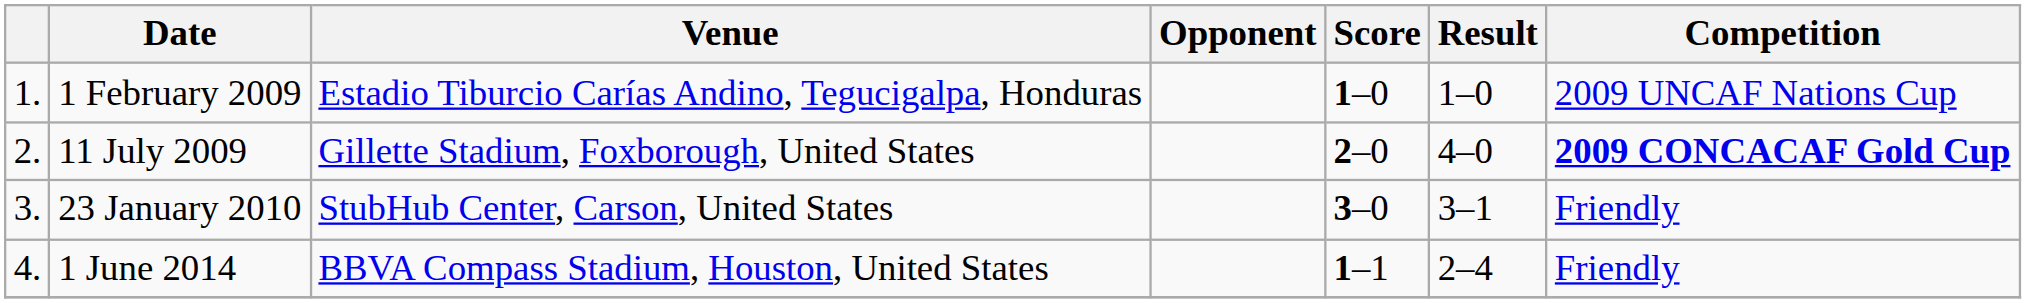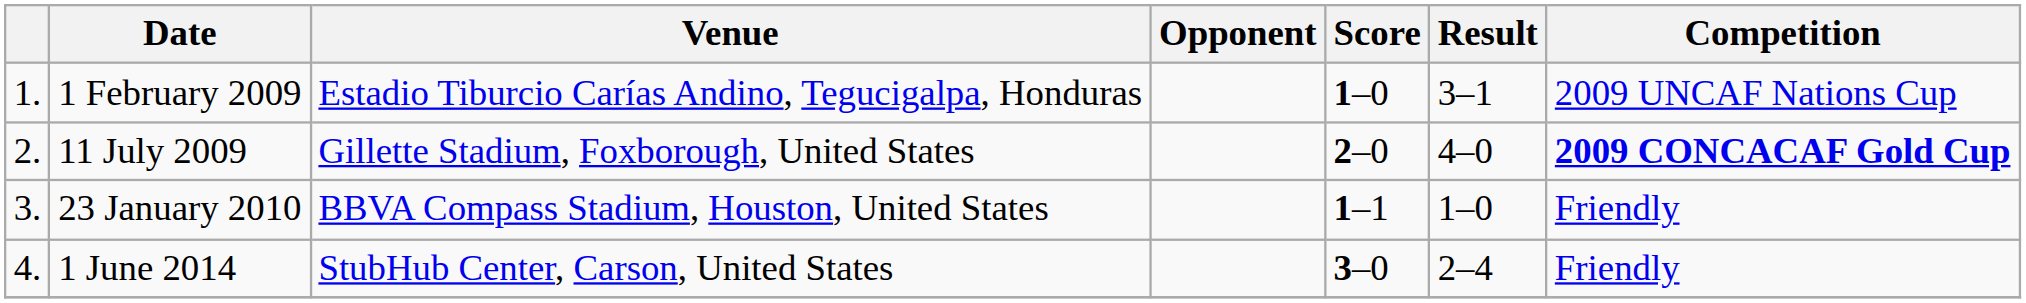(1465, 92) 1–0 -> (1465, 92) 3–1
(606, 208) StubHub Center, Carson, United States -> (684, 208) BBVA Compass Stadium, Houston, United States
(1361, 208) 3–0 -> (1361, 208) 1–1
(1465, 208) 3–1 -> (1465, 208) 1–0
(684, 267) BBVA Compass Stadium, Houston, United States -> (606, 267) StubHub Center, Carson, United States
(1361, 267) 1–1 -> (1361, 267) 3–0
